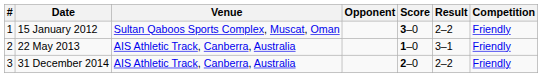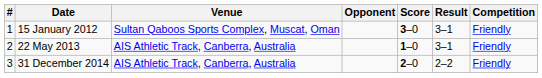(444, 30) 2–2 -> (444, 30) 3–1
